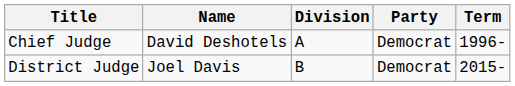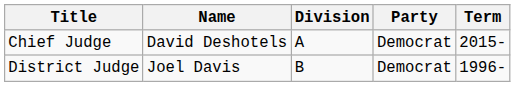(483, 43) 1996- -> (483, 43) 2015-
(483, 68) 2015- -> (483, 68) 1996-
